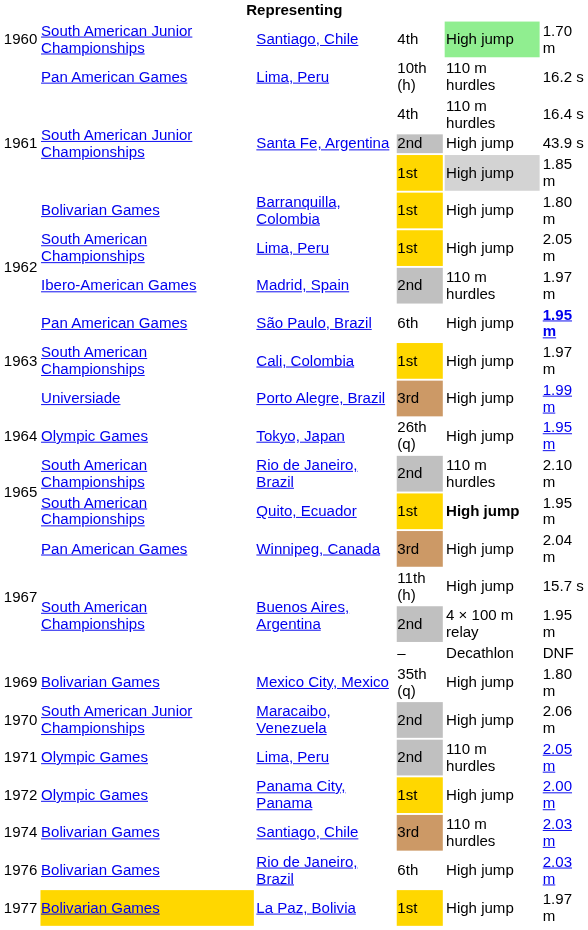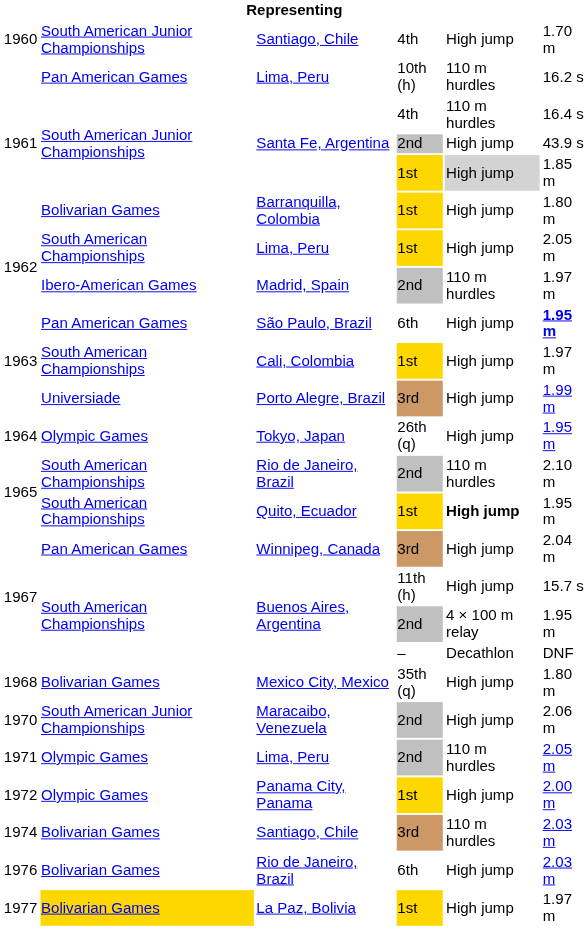(480, 39) lightgreen background -> (480, 39) no background
(21, 682) 1969 -> (21, 682) 1968
